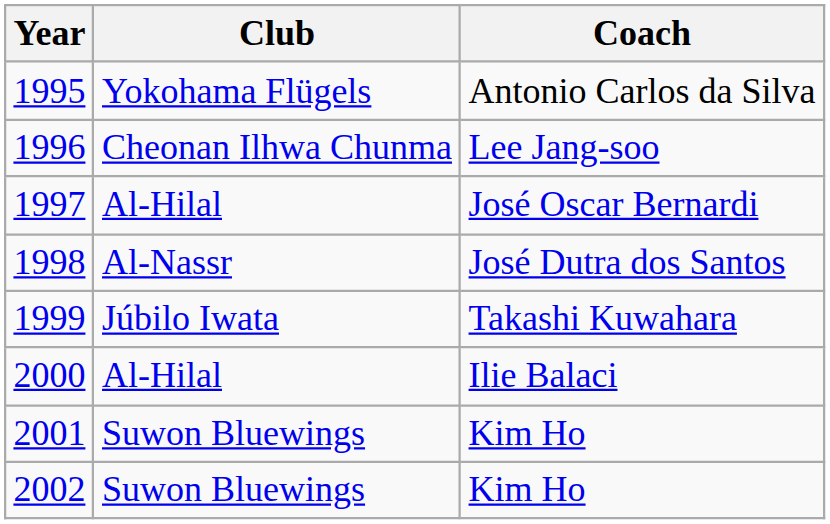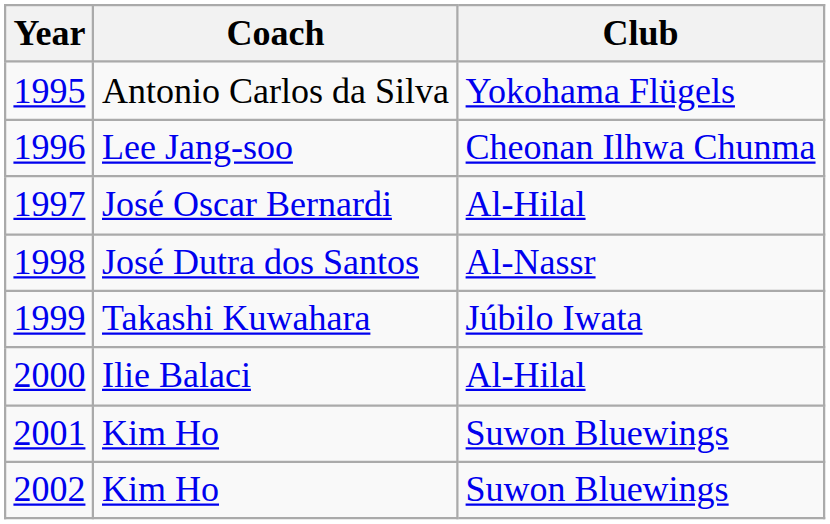columns swapped: (277, 33) <-> (642, 33)
